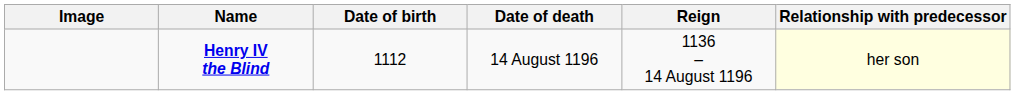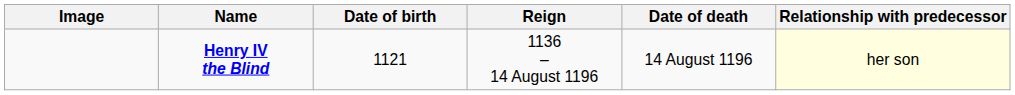columns swapped: (544, 16) <-> (699, 16)
(390, 59) 1112 -> (390, 59) 1121
